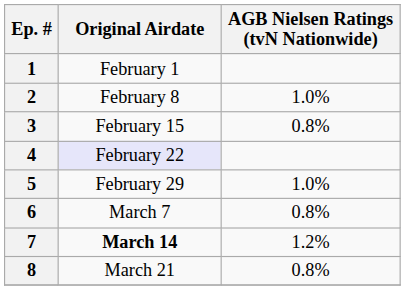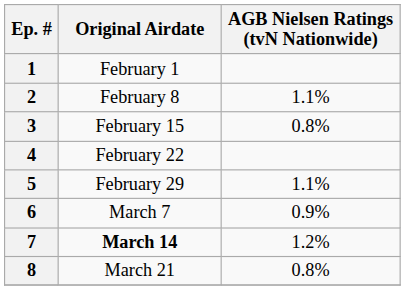(311, 97) 1.0% -> (311, 97) 1.1%
(140, 155) lavender background -> (140, 155) no background
(311, 184) 1.0% -> (311, 184) 1.1%
(311, 213) 0.8% -> (311, 213) 0.9%
